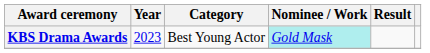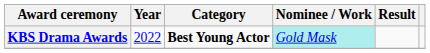(147, 37) 2023 -> (147, 37) 2022
(216, 37) normal -> (219, 37) bold
